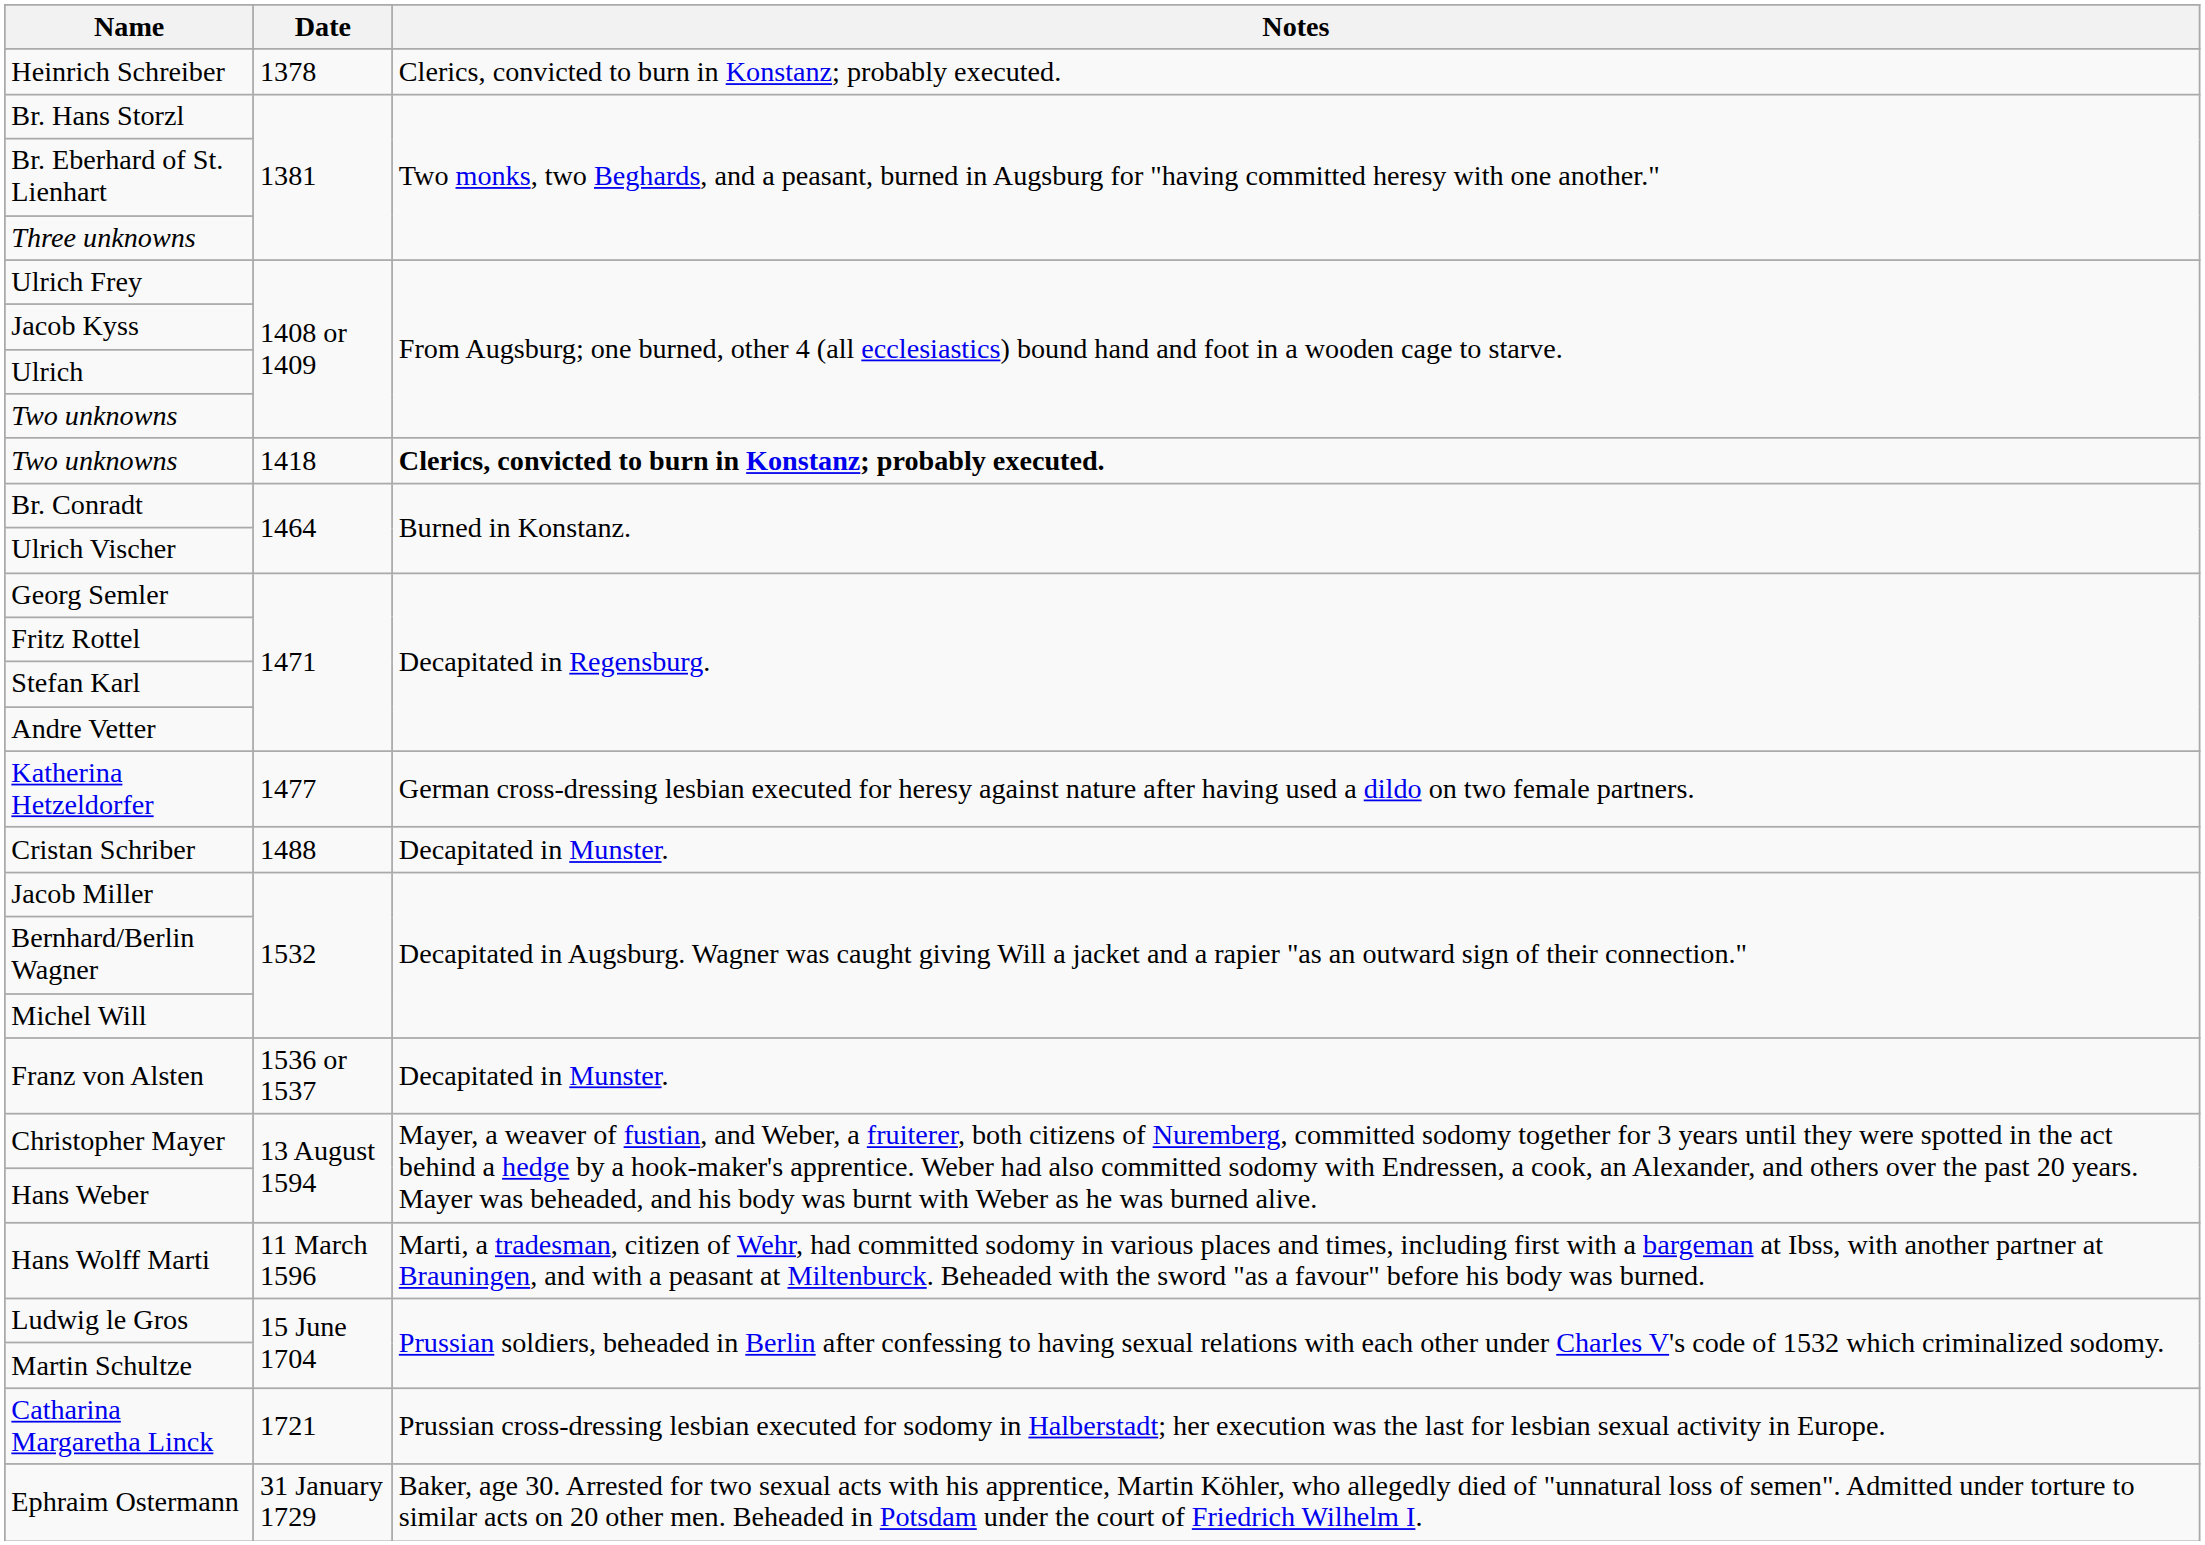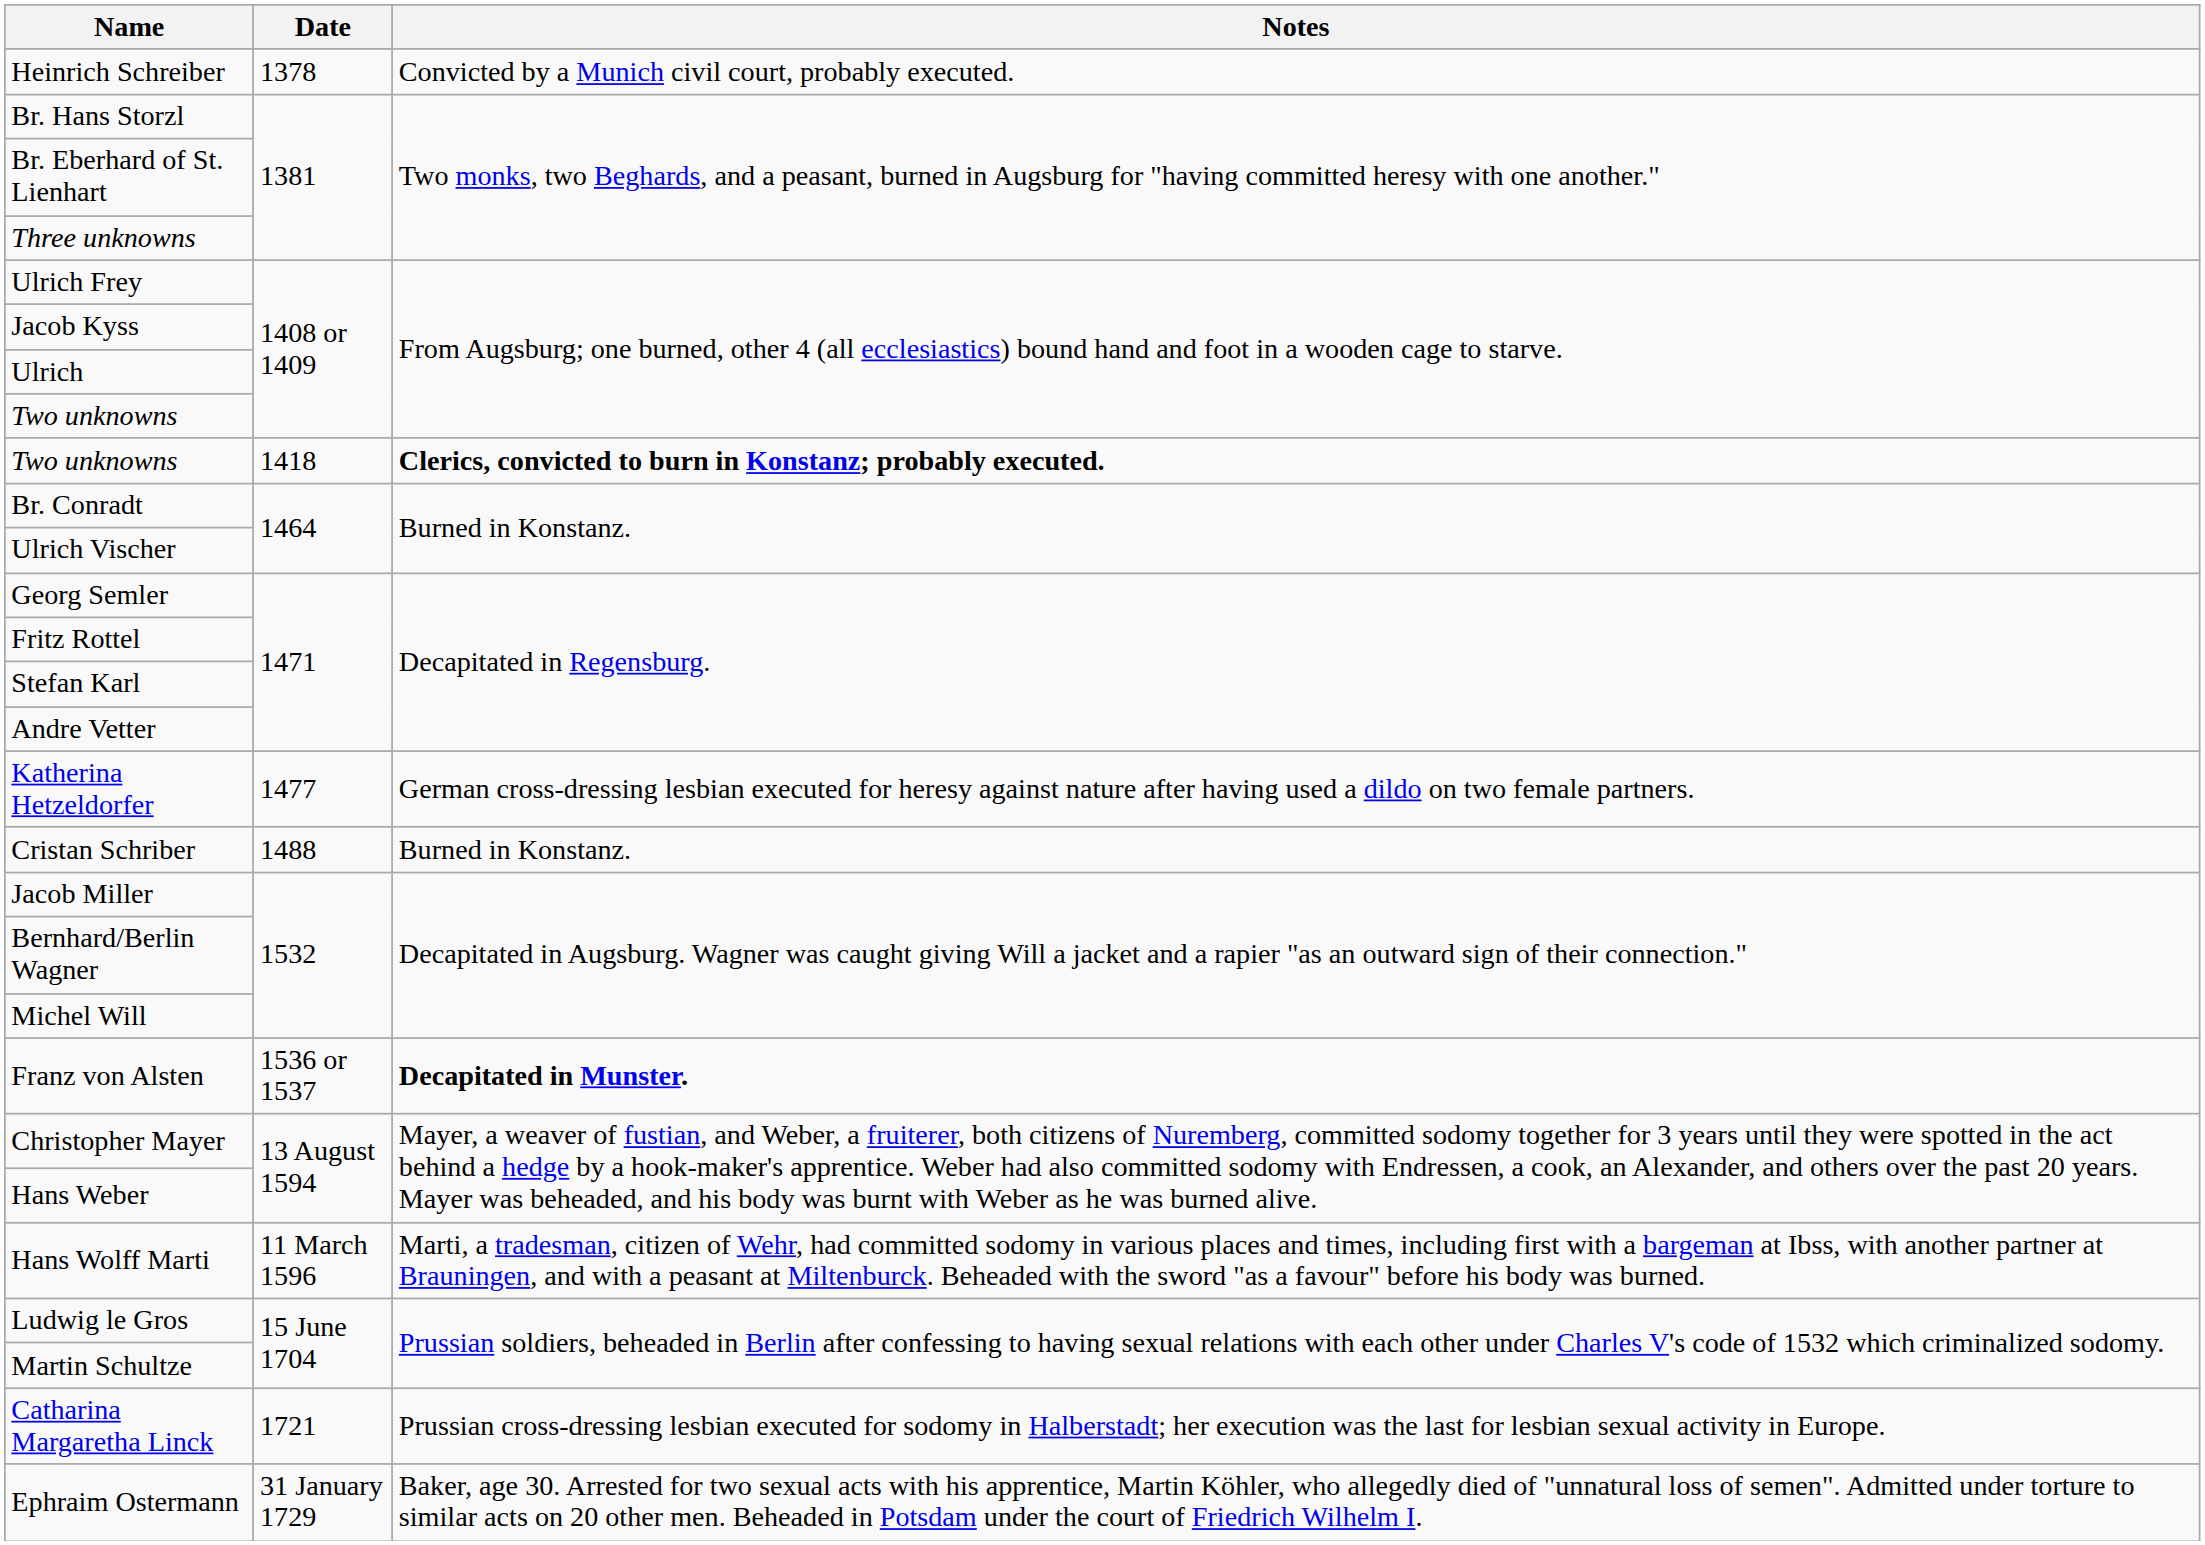(730, 71) Clerics, convicted to burn in Konstanz; probably executed. -> (707, 71) Convicted by a Munich civil court, probably executed.
(534, 849) Decapitated in Munster. -> (515, 849) Burned in Konstanz.
(534, 1075) normal -> (543, 1075) bold
